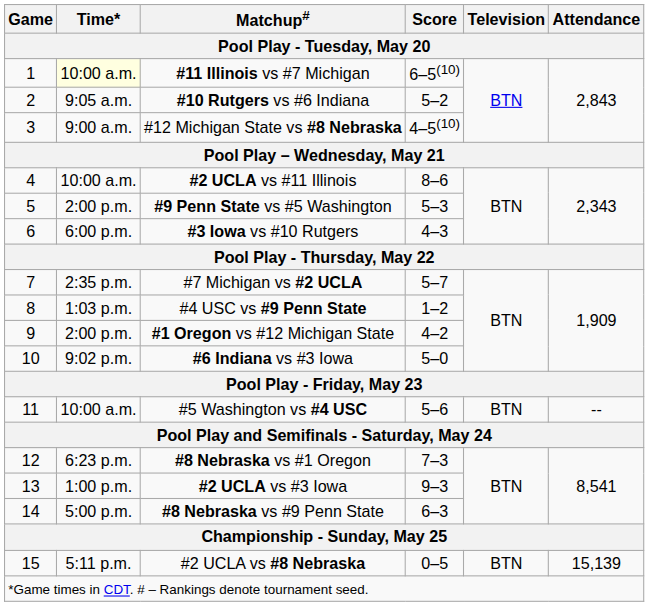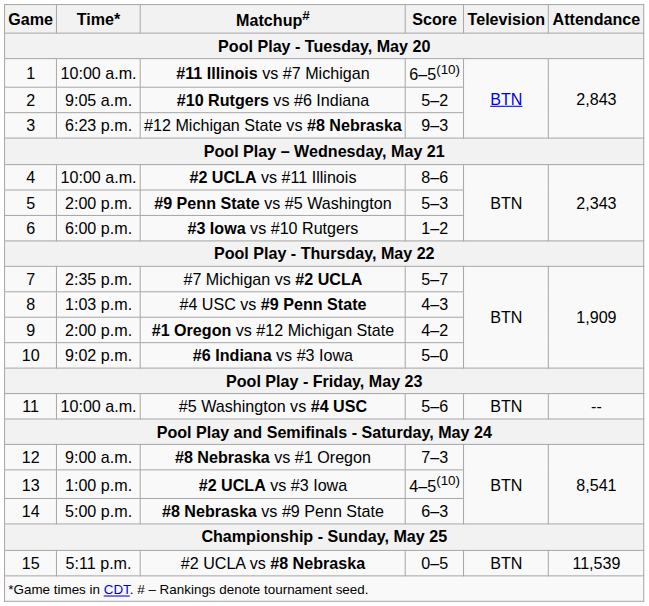(99, 73) lightyellow background -> (99, 73) no background
(99, 128) 9:00 a.m. -> (99, 126) 6:23 p.m.
(435, 128) 4–5(10) -> (435, 126) 9–3
(435, 231) 4–3 -> (435, 228) 1–2
(435, 308) 1–2 -> (435, 305) 4–3
(99, 461) 6:23 p.m. -> (99, 458) 9:00 a.m.
(435, 486) 9–3 -> (435, 485) 4–5(10)
(596, 563) 15,139 -> (596, 563) 11,539
